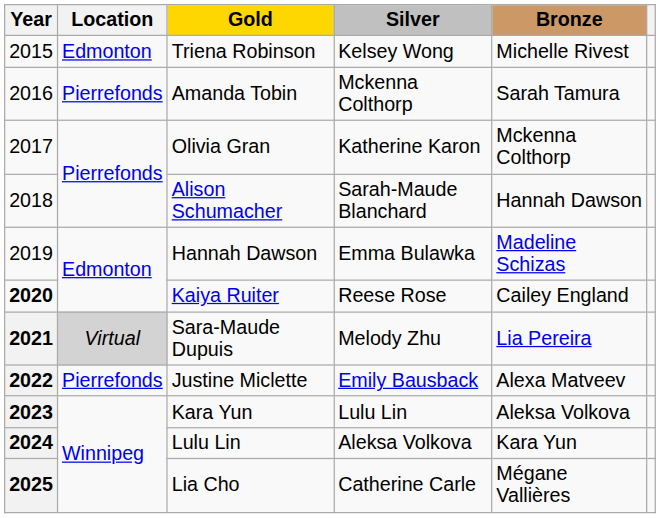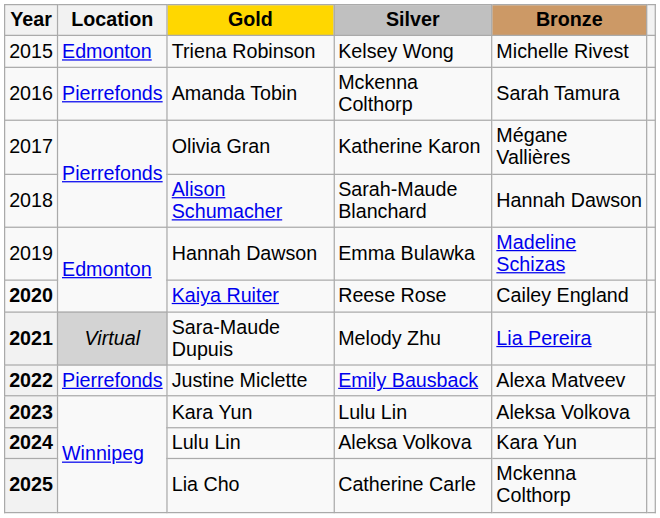(536, 146) Mckenna Colthorp -> (533, 146) Mégane Vallières
(533, 485) Mégane Vallières -> (536, 485) Mckenna Colthorp
